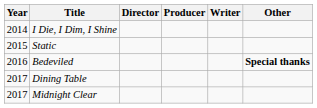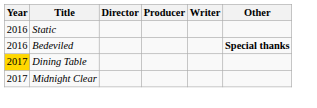- row: (75, 29)
(17, 45) 2015 -> (17, 29) 2016
(17, 78) no background -> (17, 62) gold background
